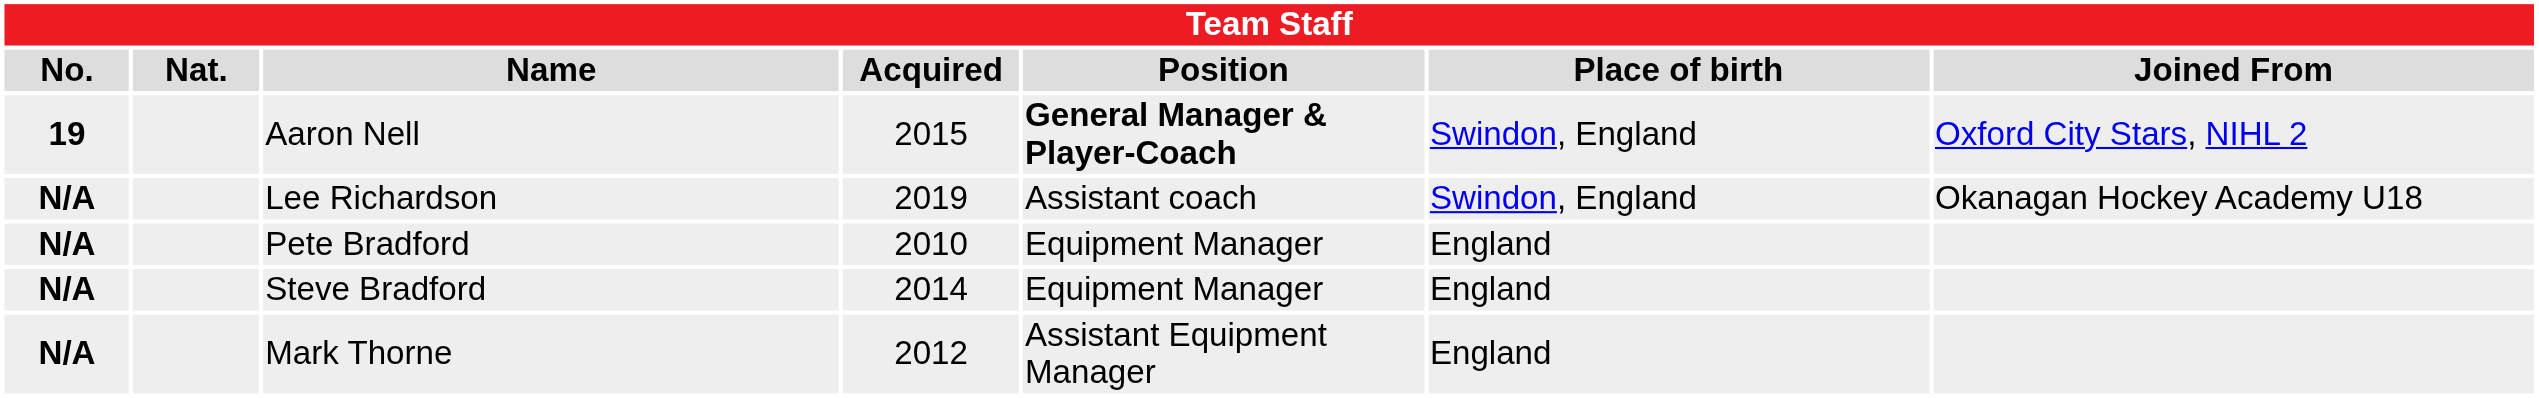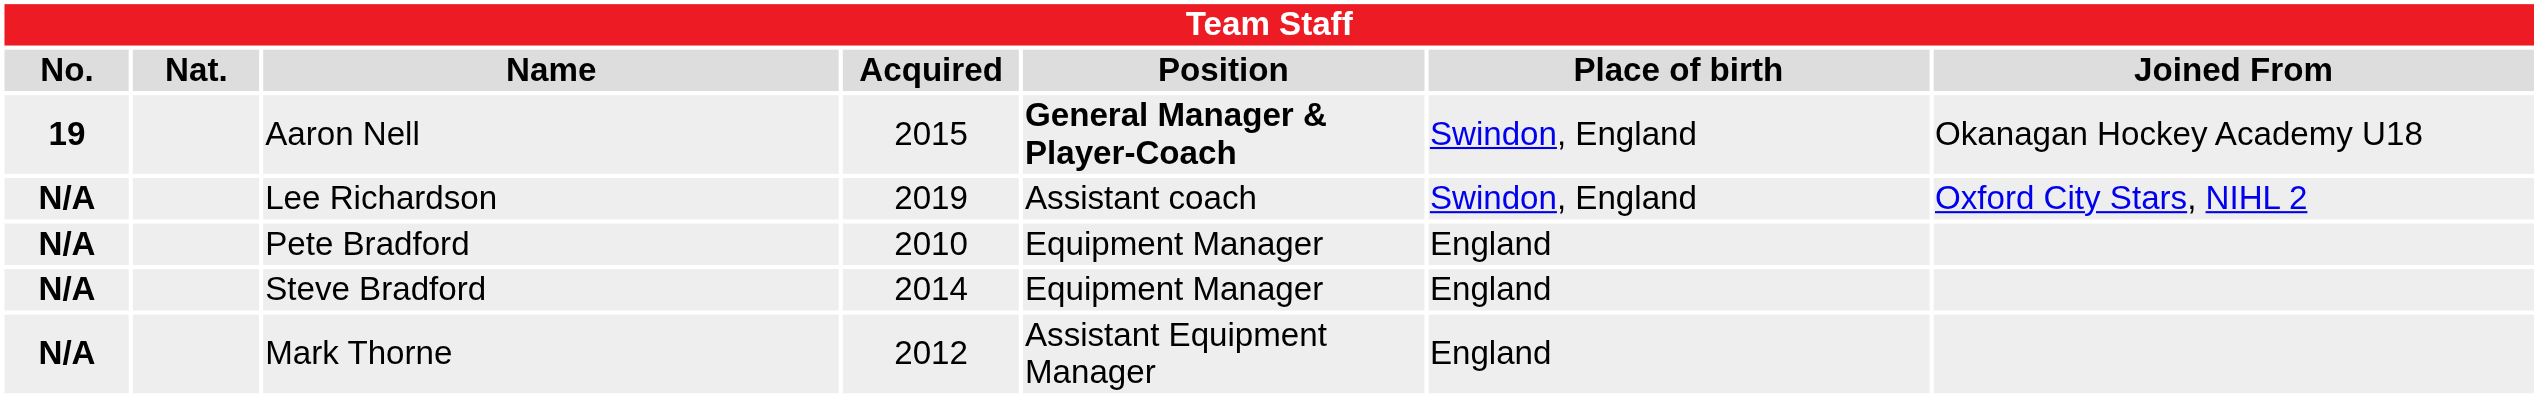(2121, 134) Oxford City Stars, NIHL 2 -> (2179, 134) Okanagan Hockey Academy U18
(2179, 198) Okanagan Hockey Academy U18 -> (2121, 198) Oxford City Stars, NIHL 2
